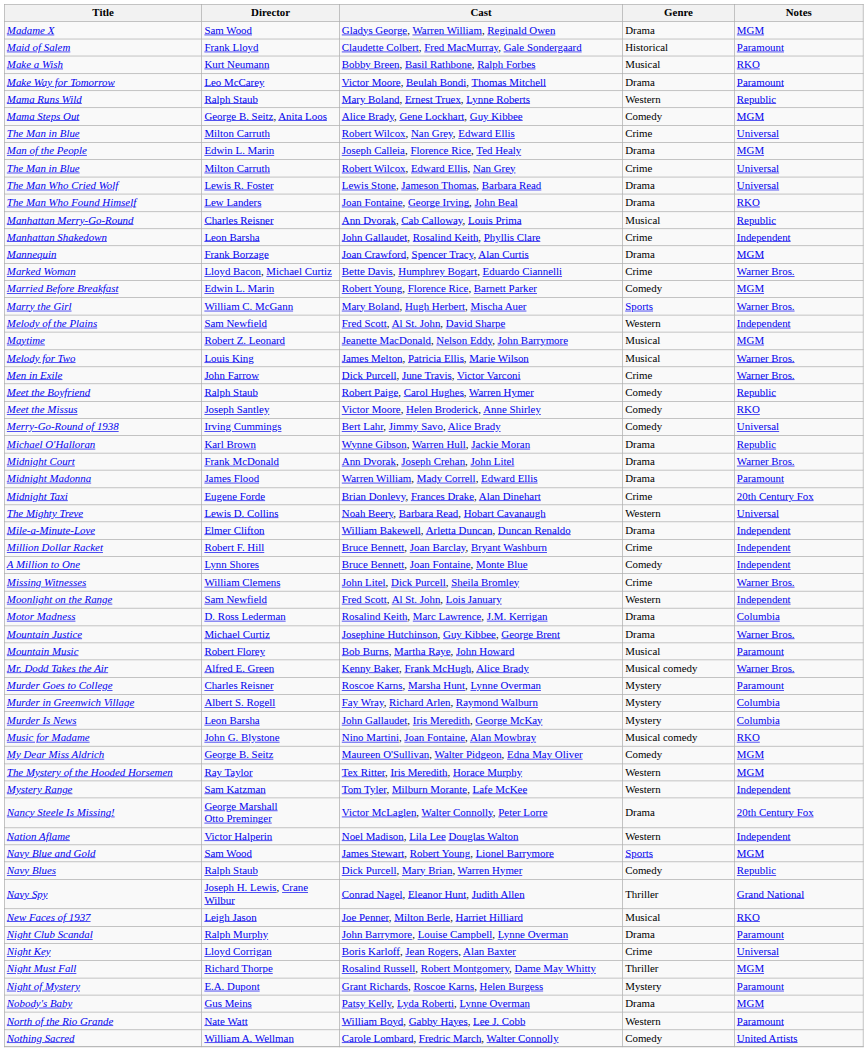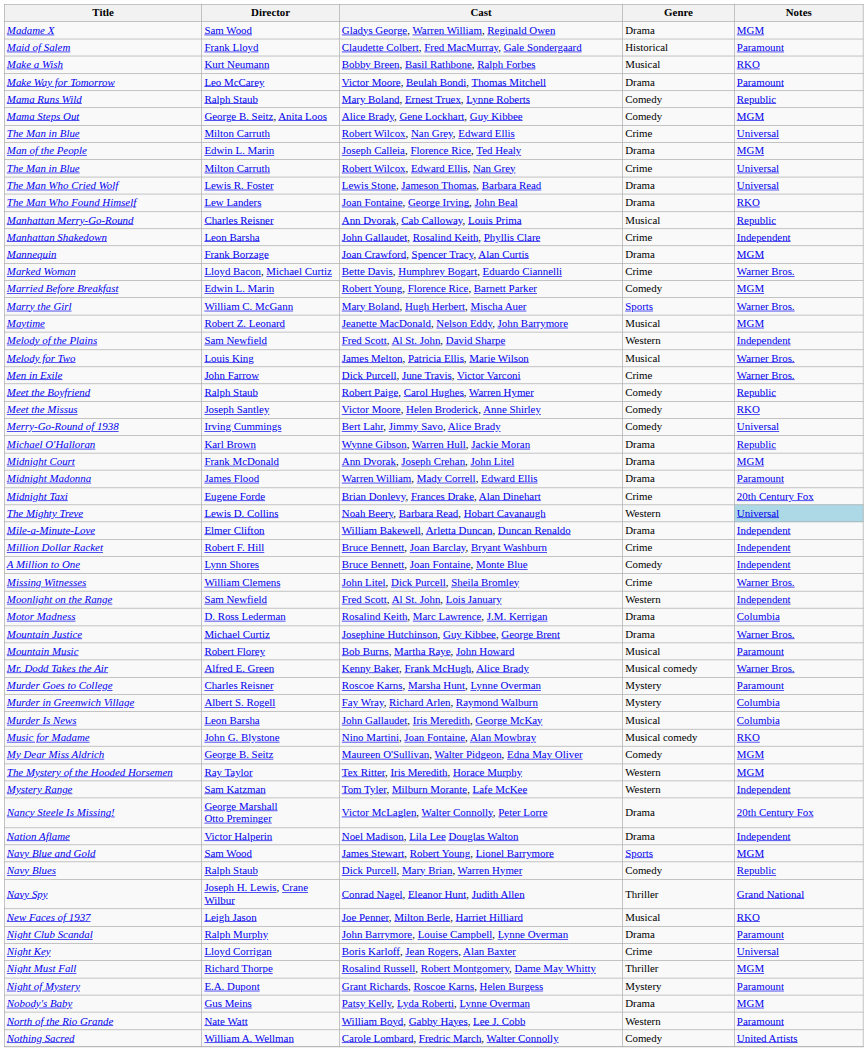(643, 99) Western -> (644, 99) Comedy
rows swapped: (455, 340) <-> (424, 323)
(766, 461) Warner Bros. -> (750, 461) MGM
(758, 513) no background -> (758, 513) lightblue background
(643, 720) Mystery -> (643, 720) Musical
(643, 836) Western -> (640, 836) Drama
